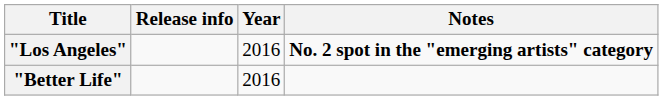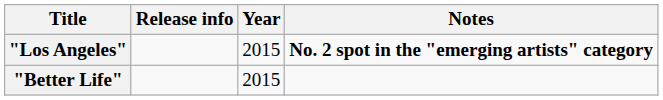(261, 49) 2016 -> (261, 49) 2015
(261, 79) 2016 -> (261, 79) 2015
